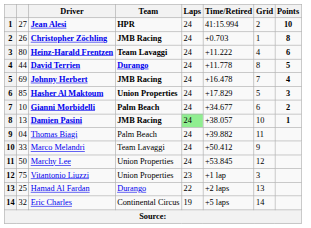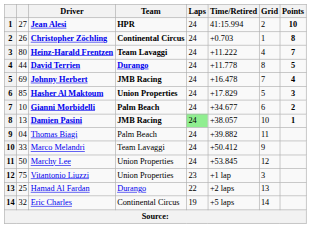(139, 38) JMB Racing -> (151, 38) Continental Circus
(288, 51) 6 -> (293, 51) 7
